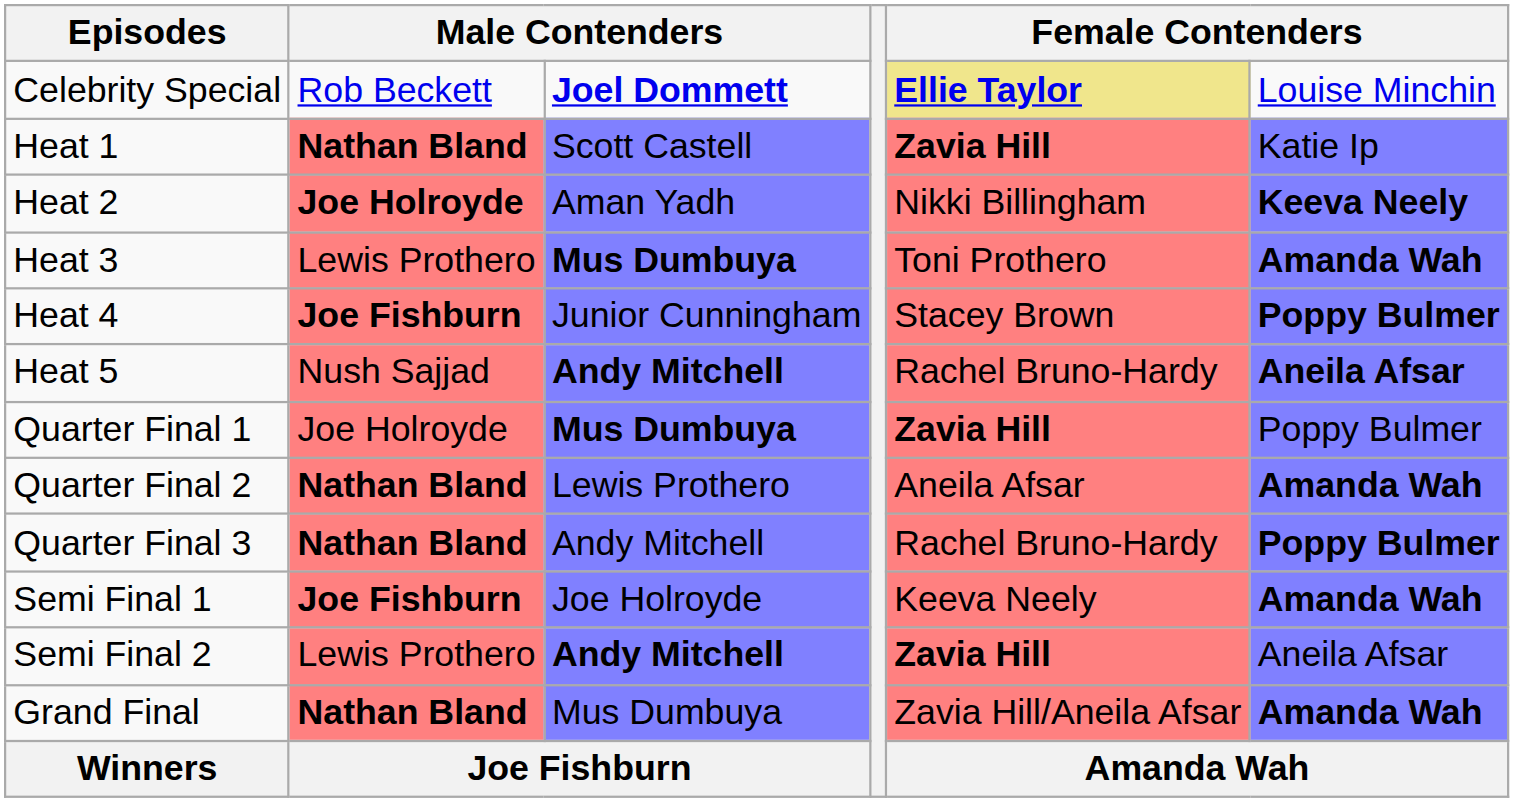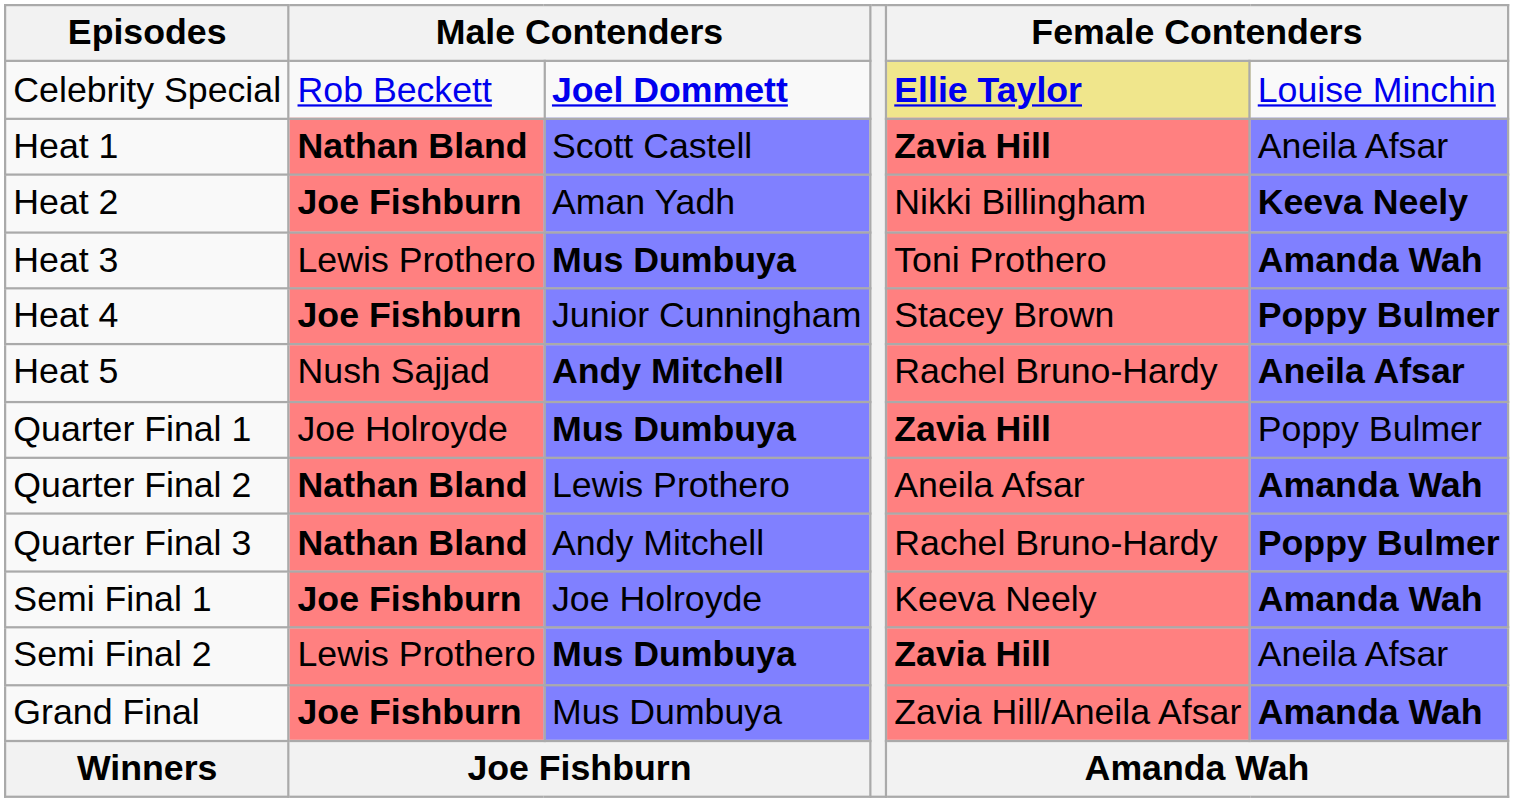(1318, 145) Katie Ip -> (1353, 145) Aneila Afsar
(411, 202) Joe Holroyde -> (410, 202) Joe Fishburn
(668, 655) Andy Mitchell -> (674, 655) Mus Dumbuya
(413, 711) Nathan Bland -> (410, 711) Joe Fishburn
